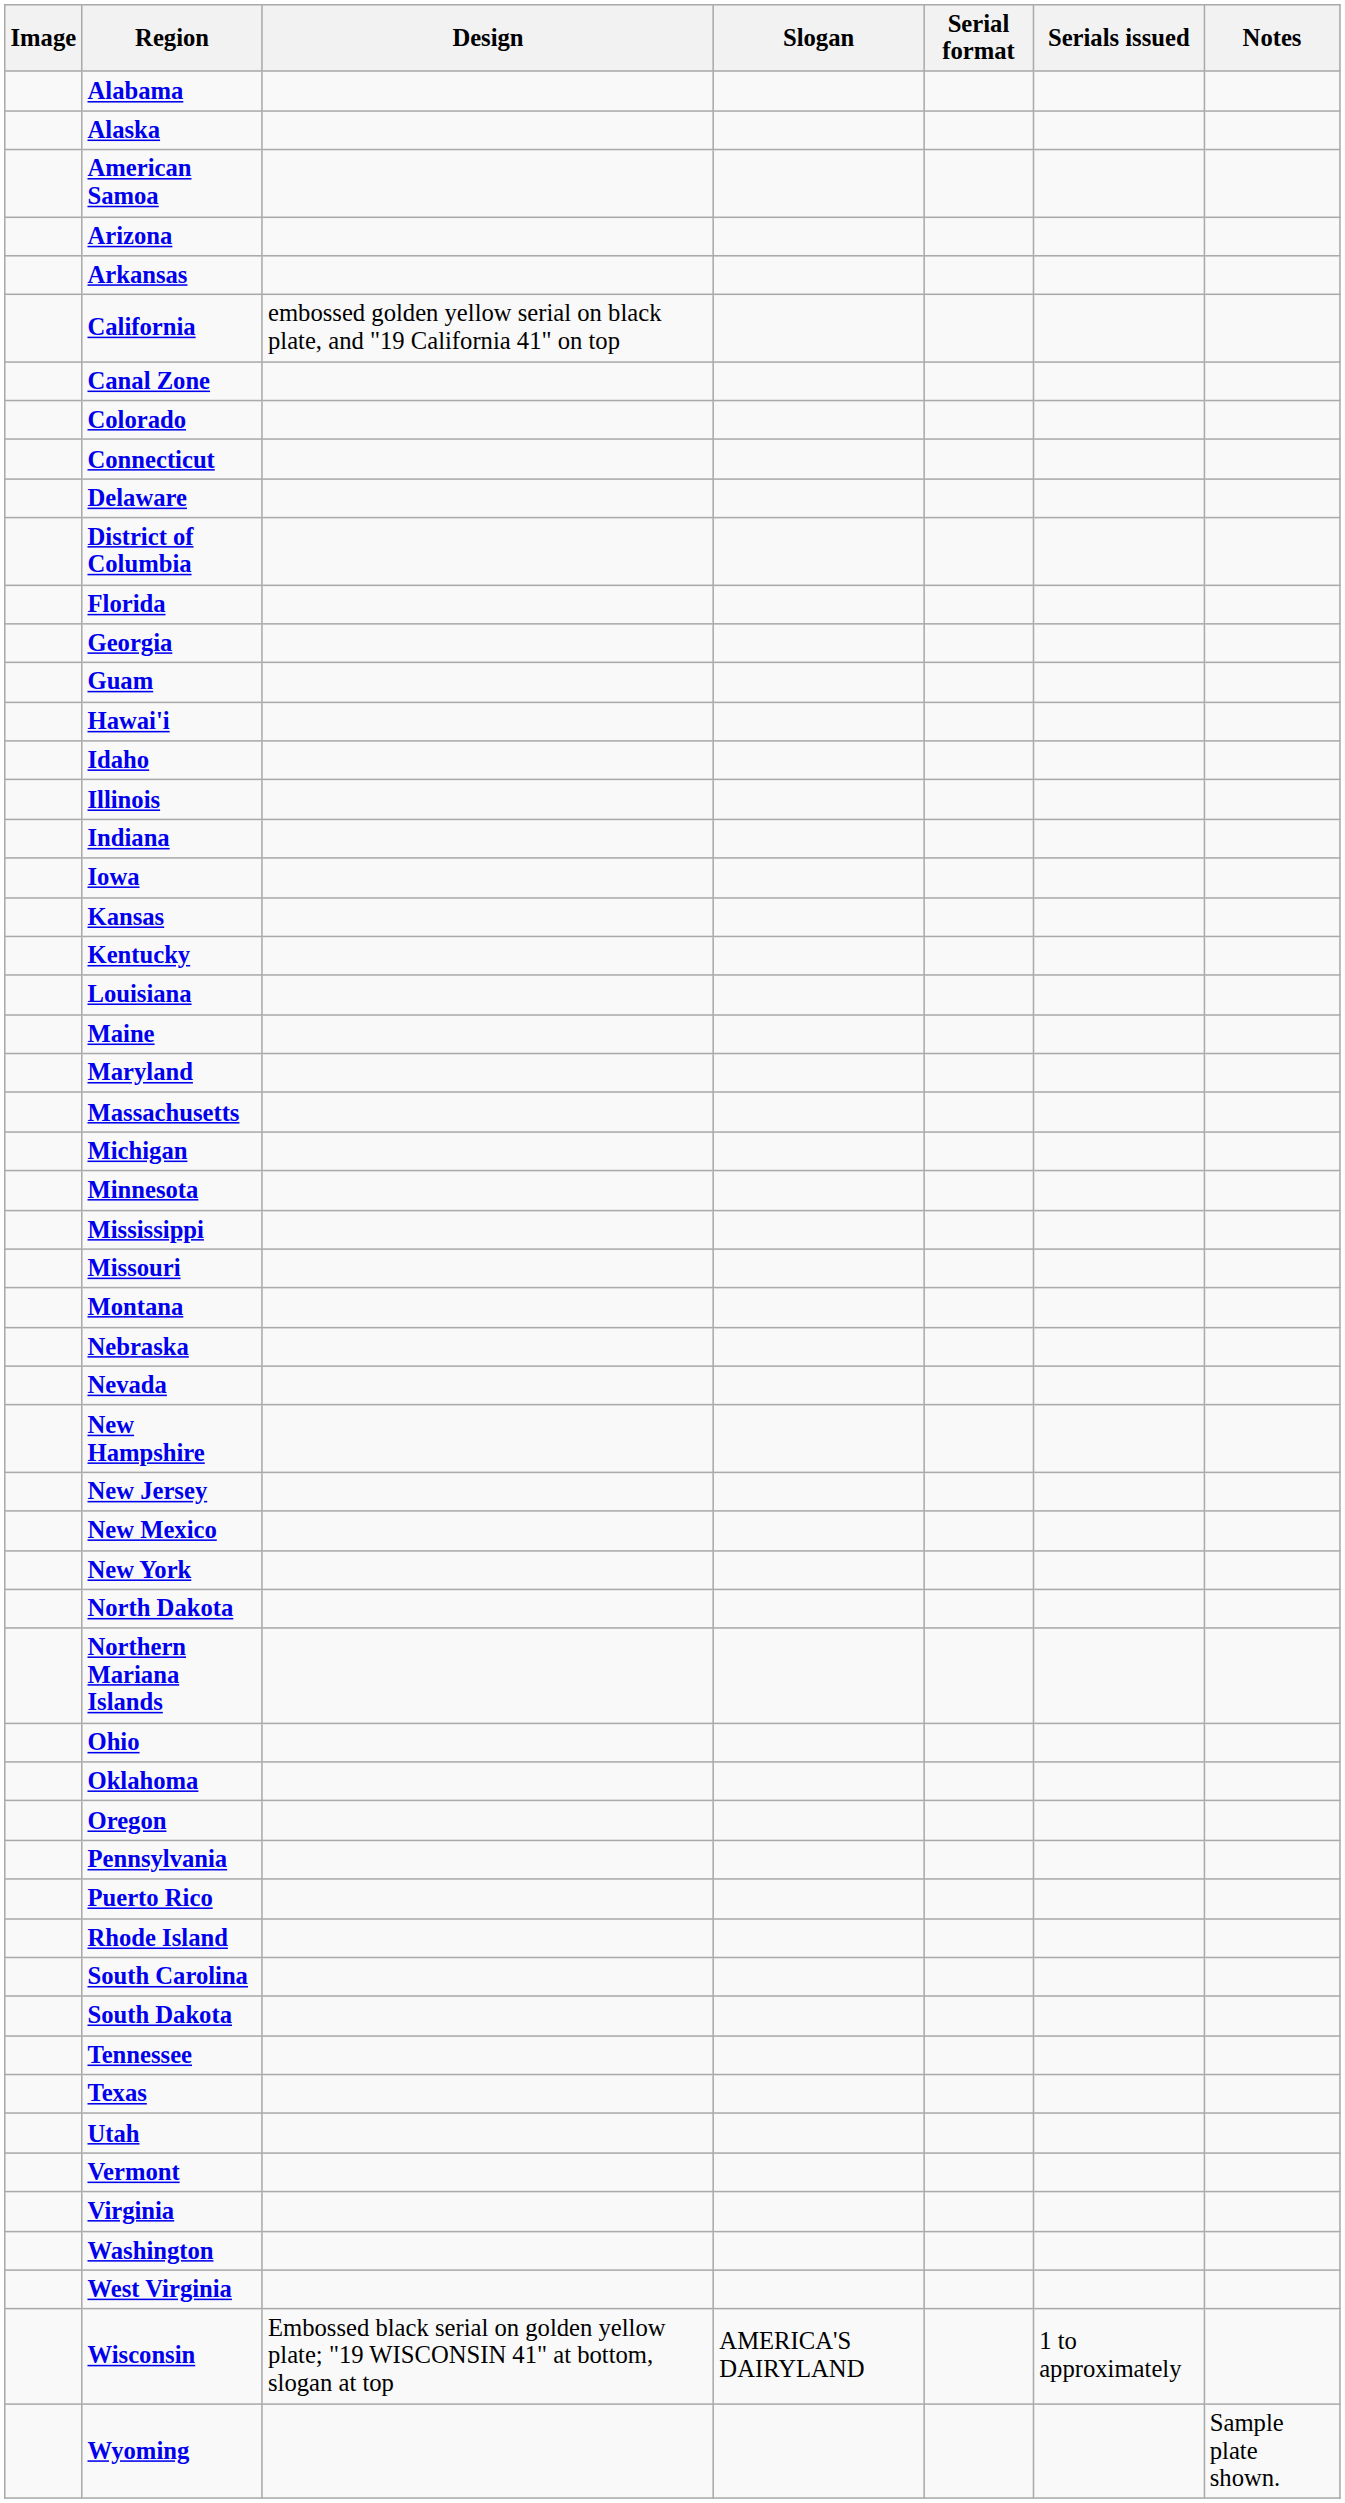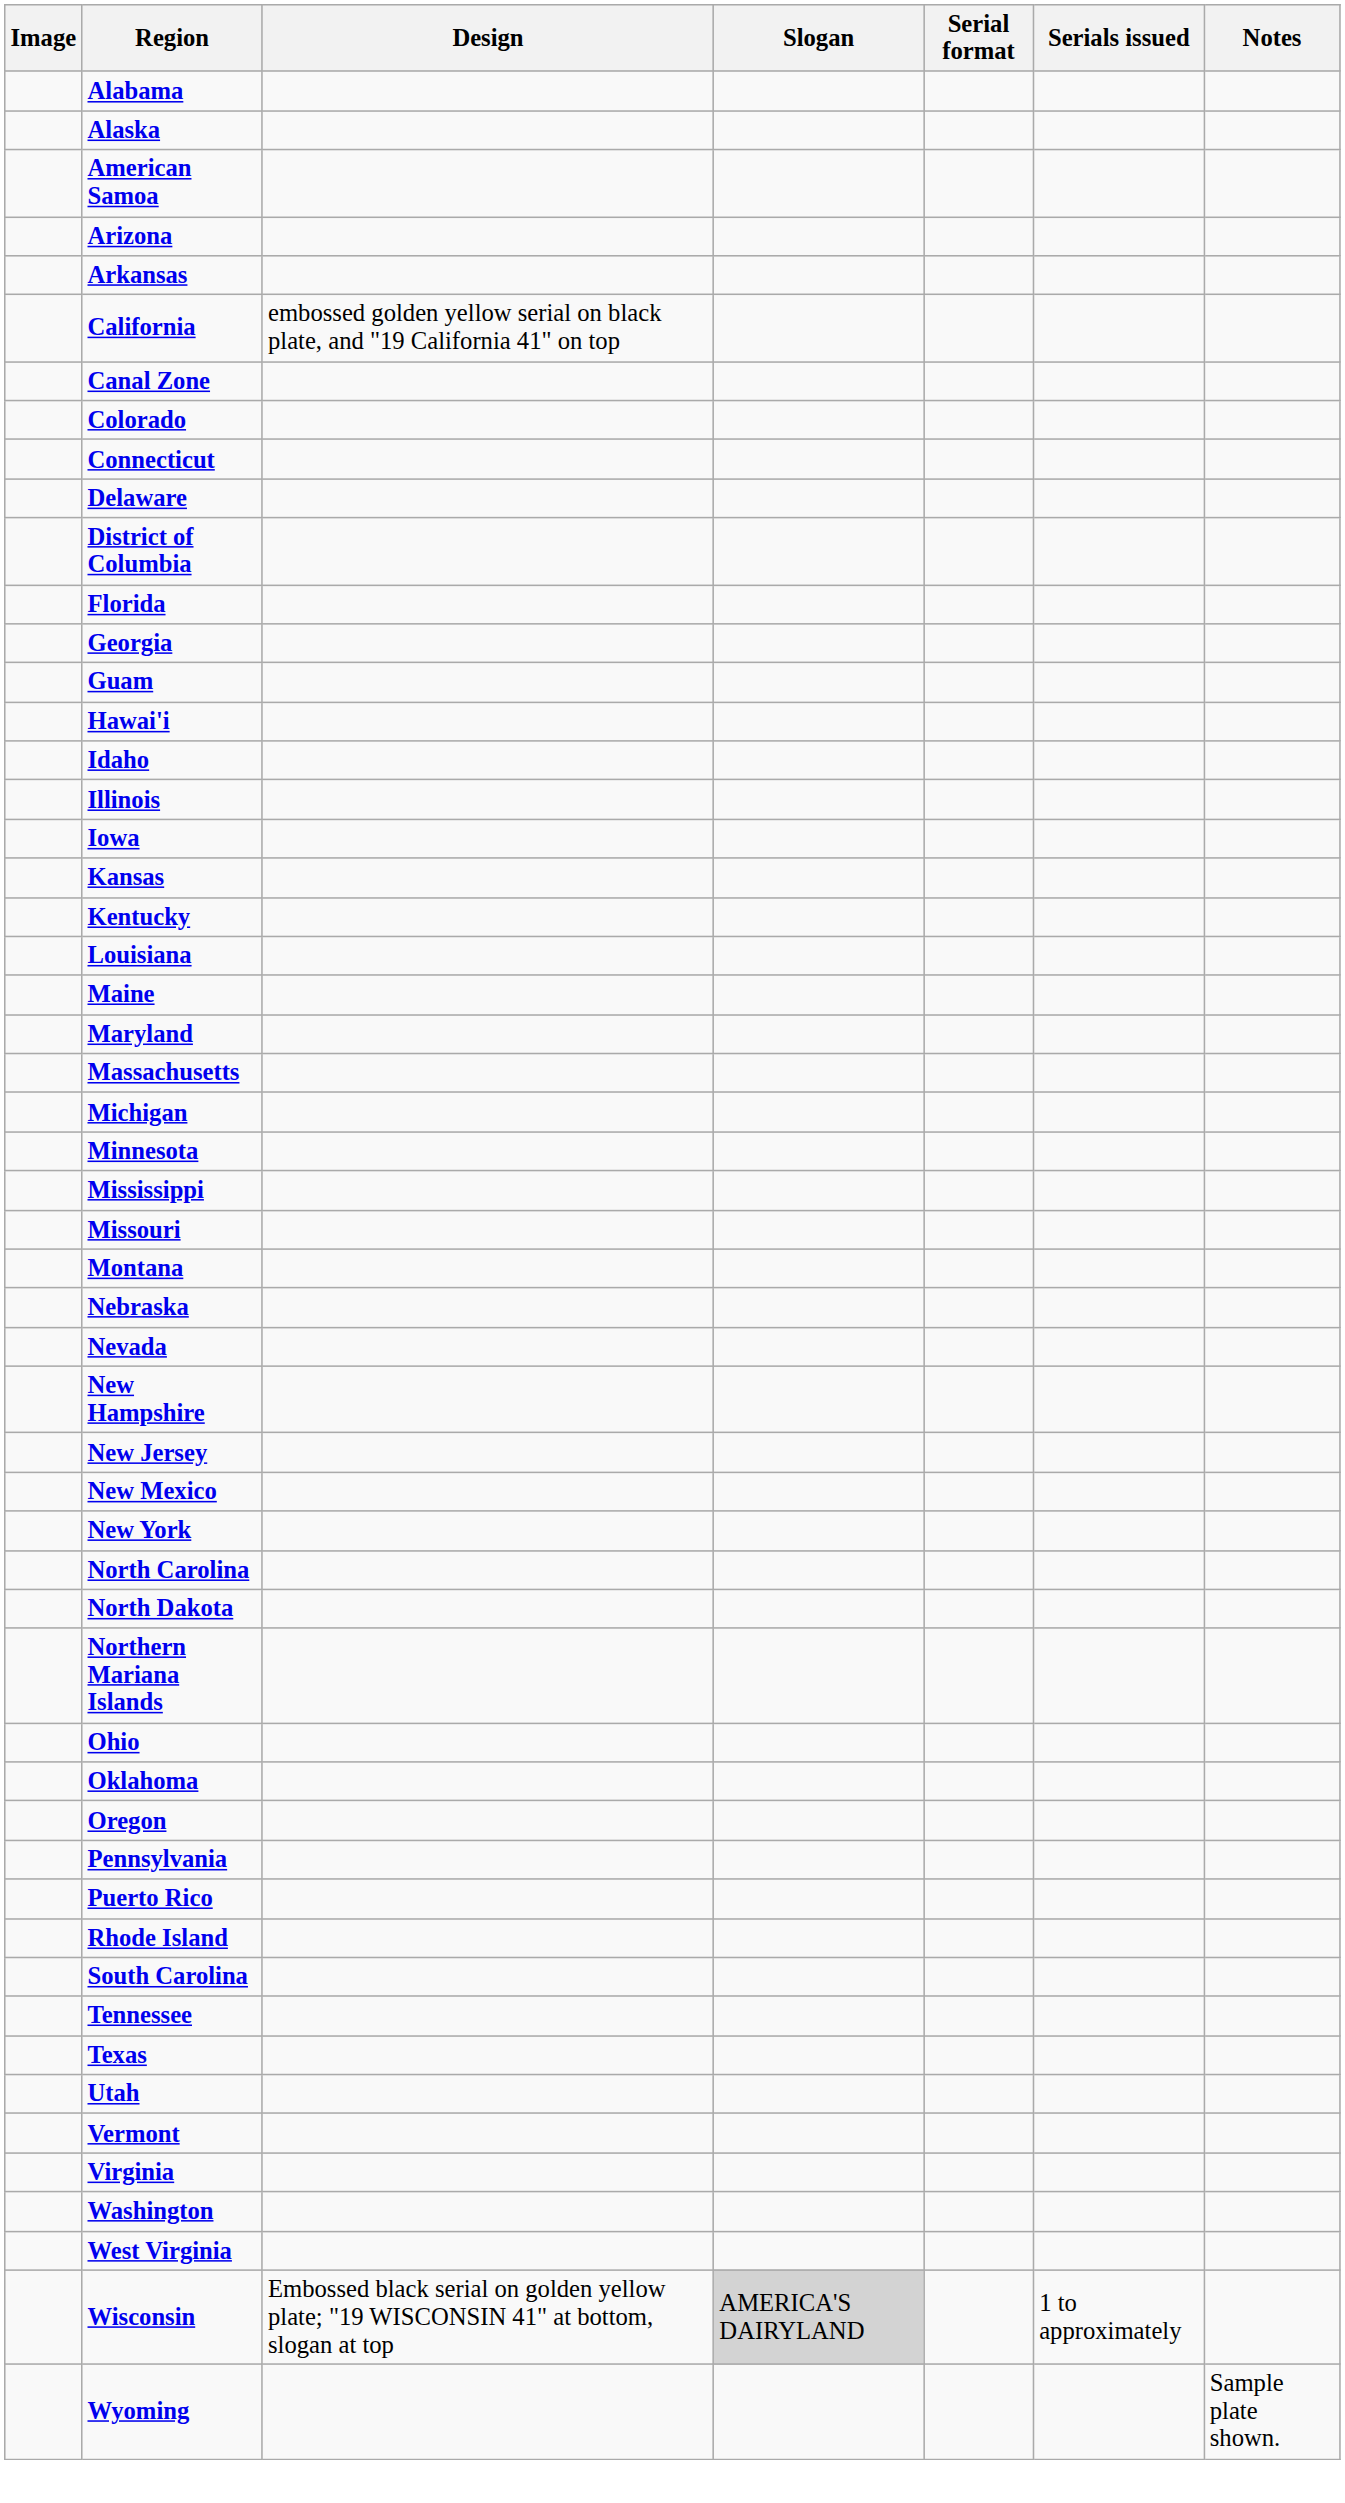- row: (129, 838)
+ row: (168, 1569)
- row: (160, 2015)
(792, 2355) no background -> (792, 2316) lightgrey background
